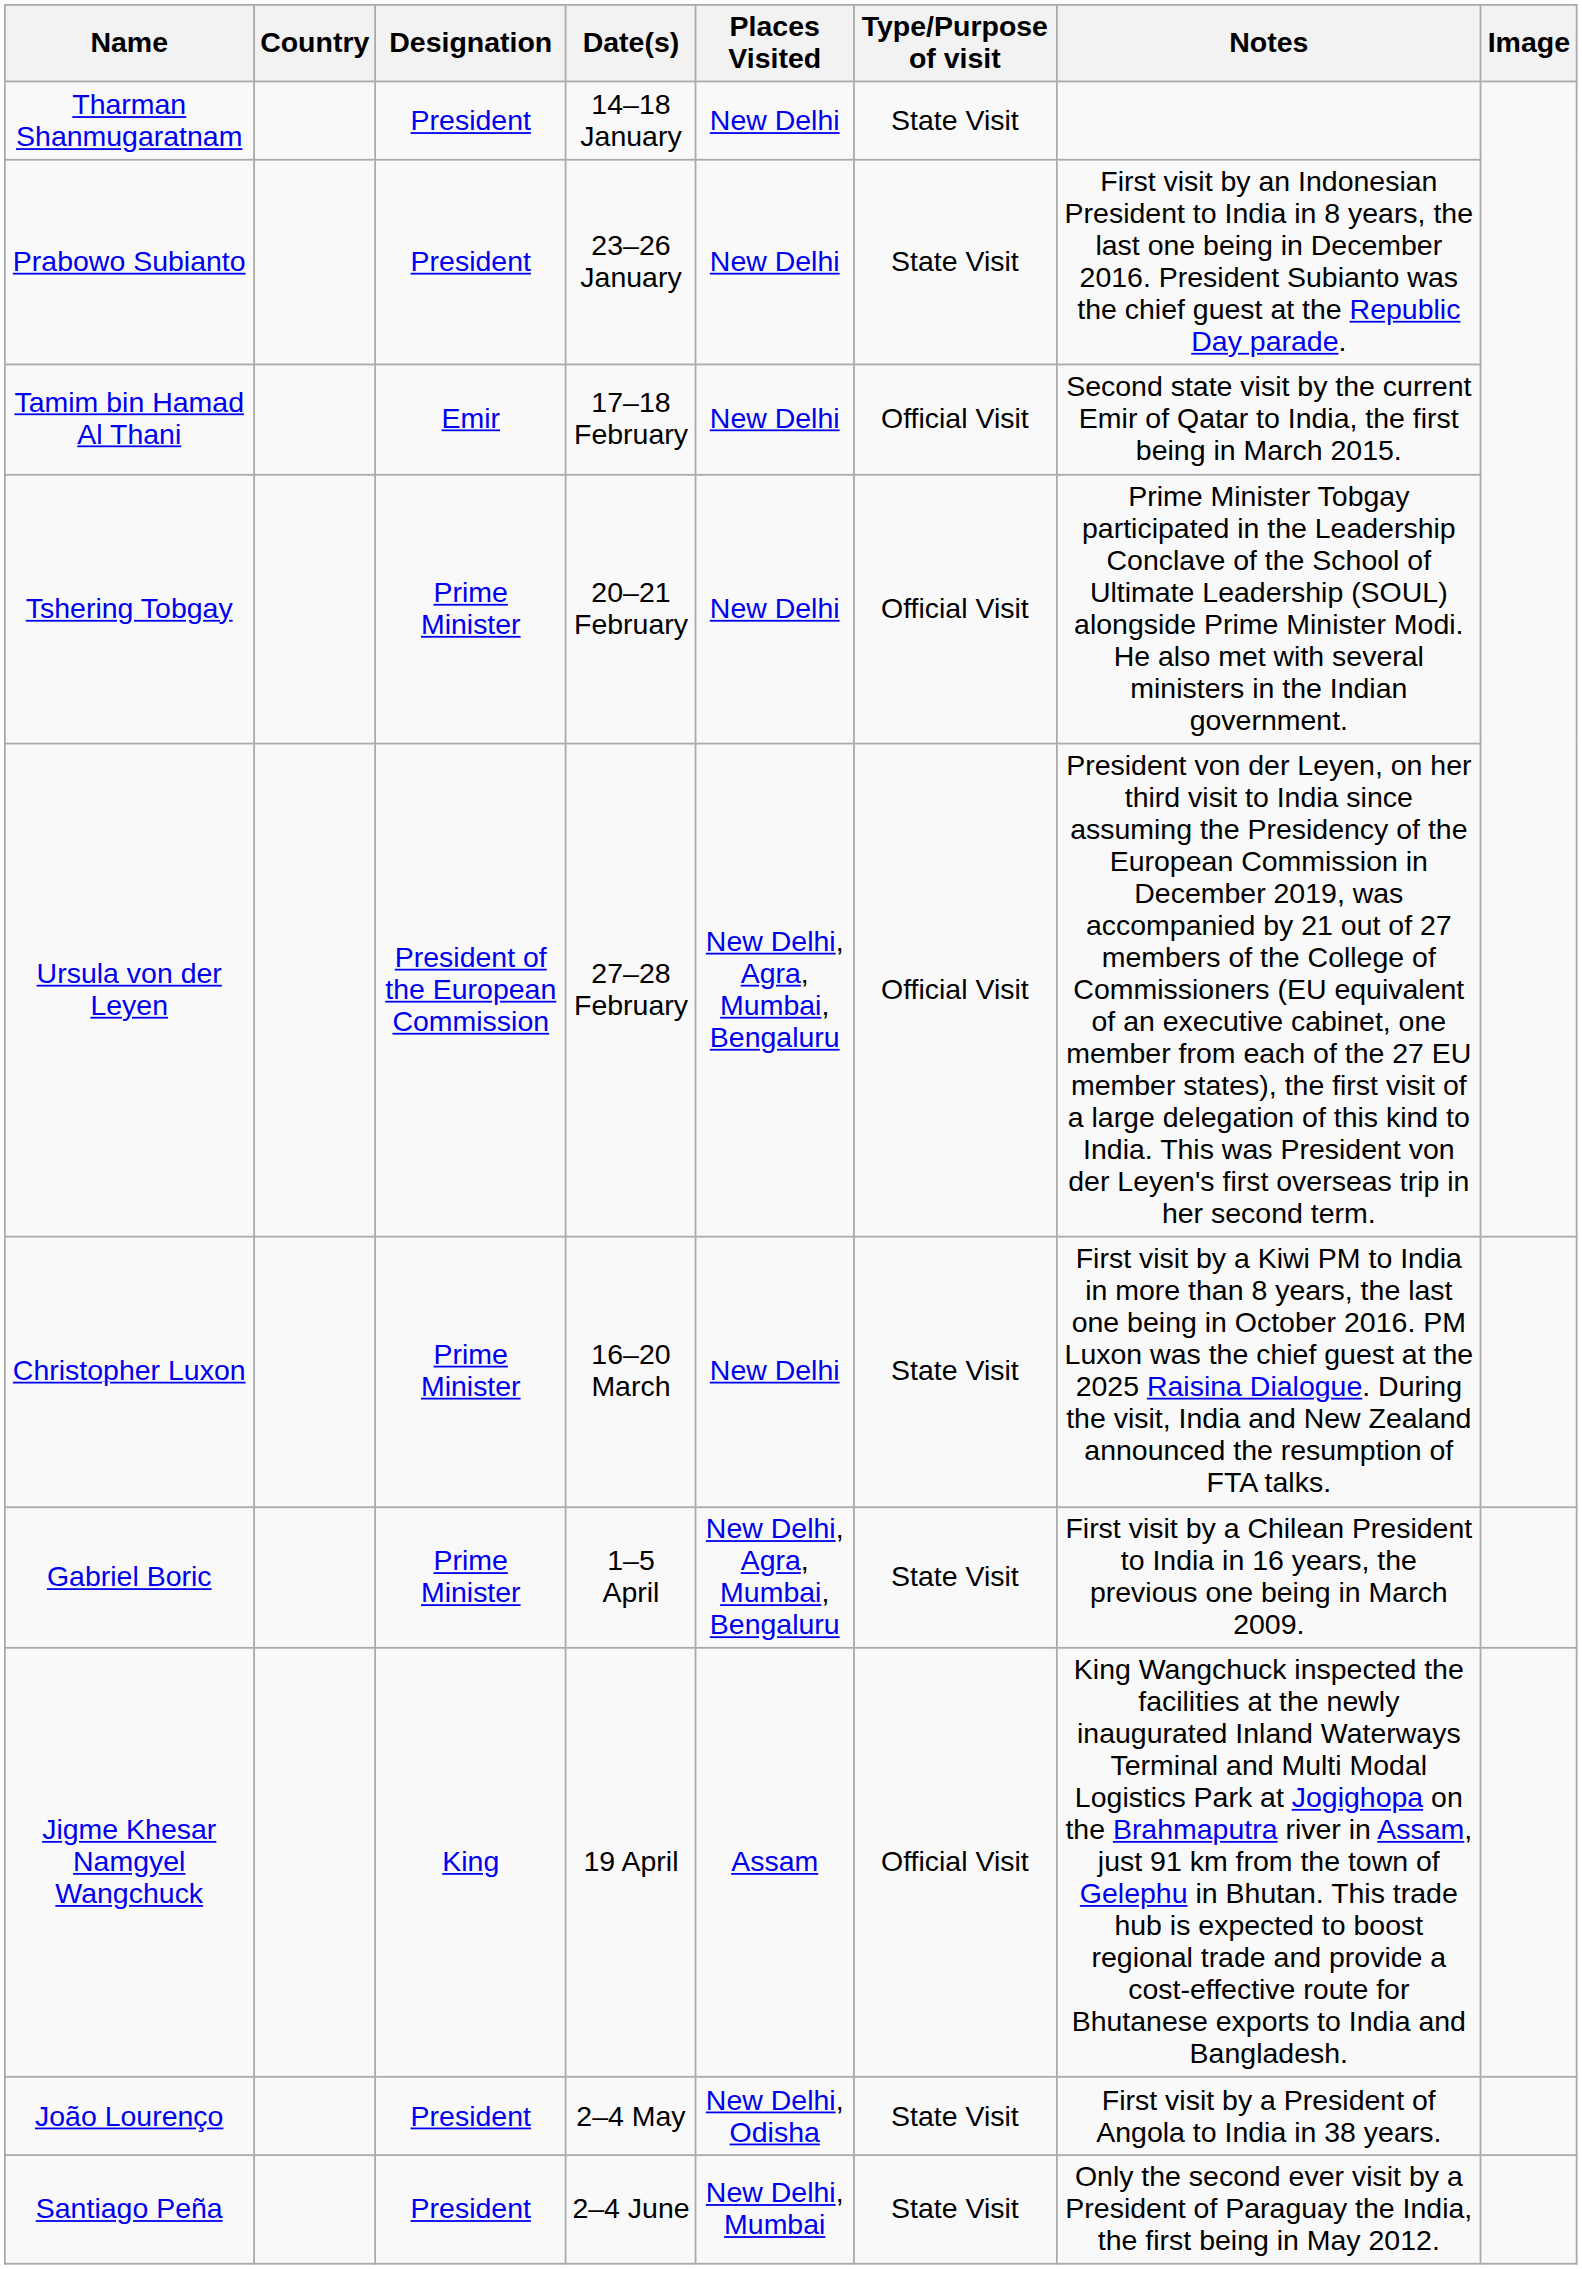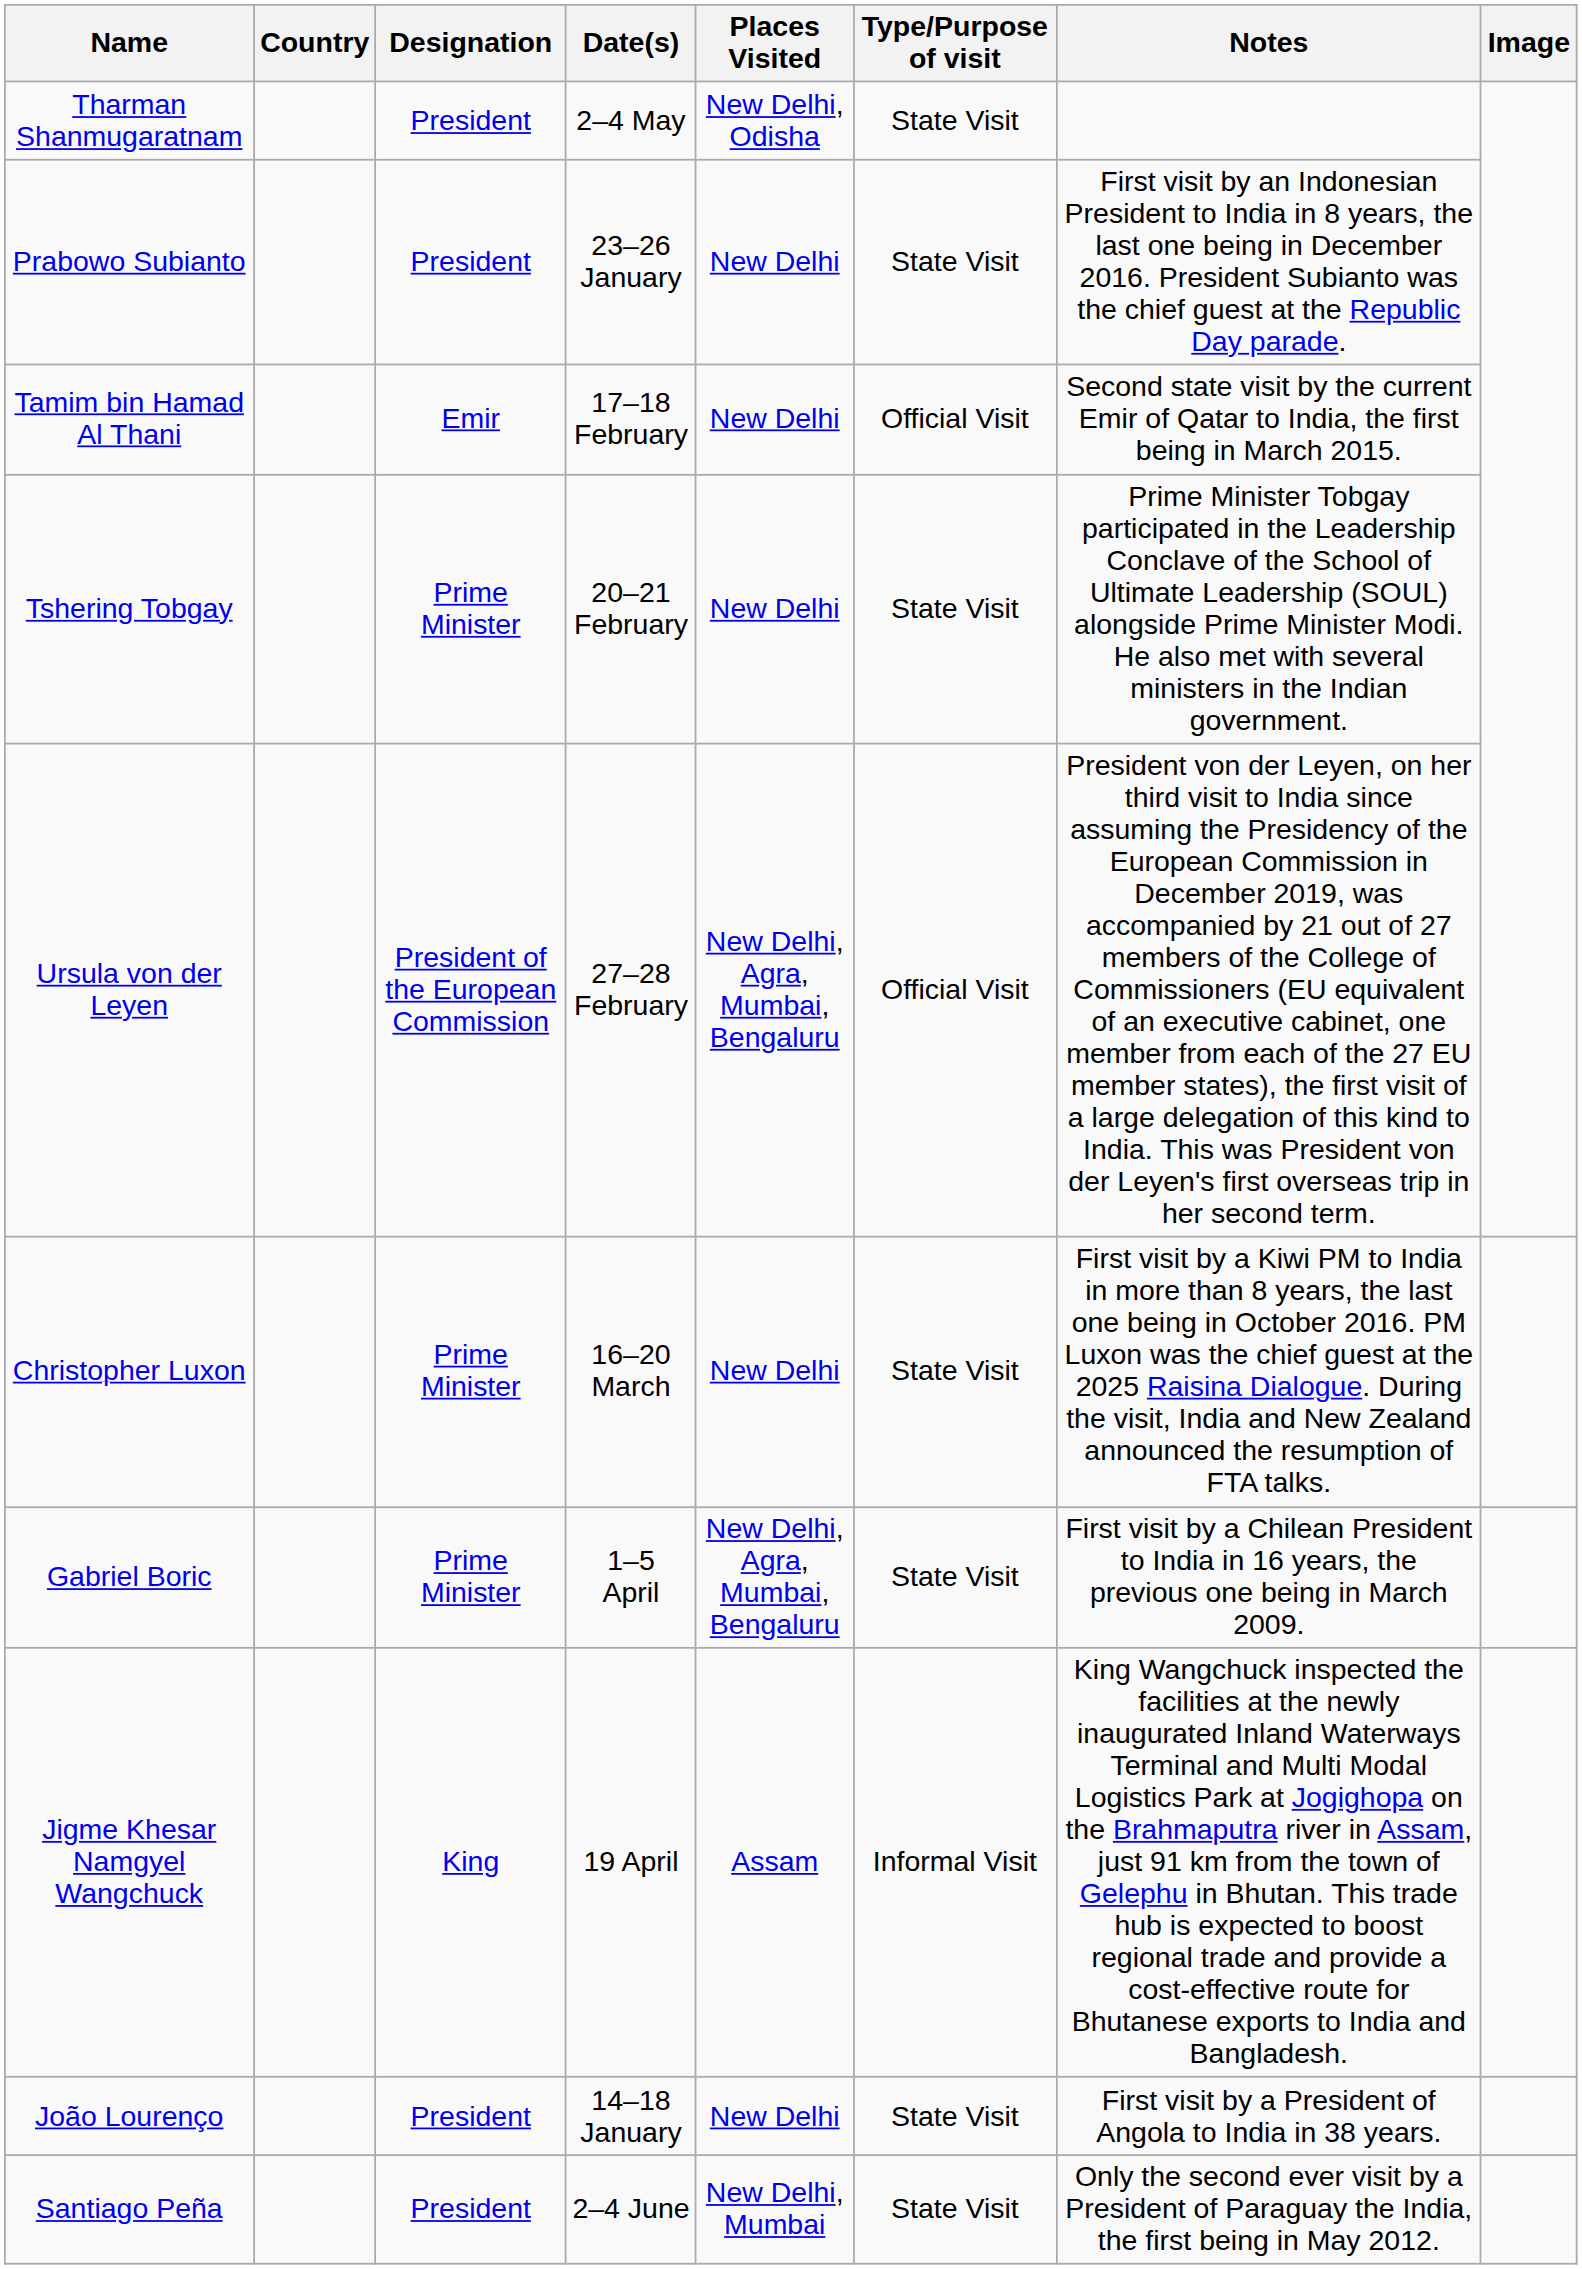(631, 120) 14–18 January -> (631, 120) 2–4 May
(775, 120) New Delhi -> (775, 120) New Delhi, Odisha
(955, 608) Official Visit -> (955, 608) State Visit
(955, 1862) Official Visit -> (955, 1862) Informal Visit
(631, 2115) 2–4 May -> (631, 2115) 14–18 January
(775, 2115) New Delhi, Odisha -> (775, 2115) New Delhi
